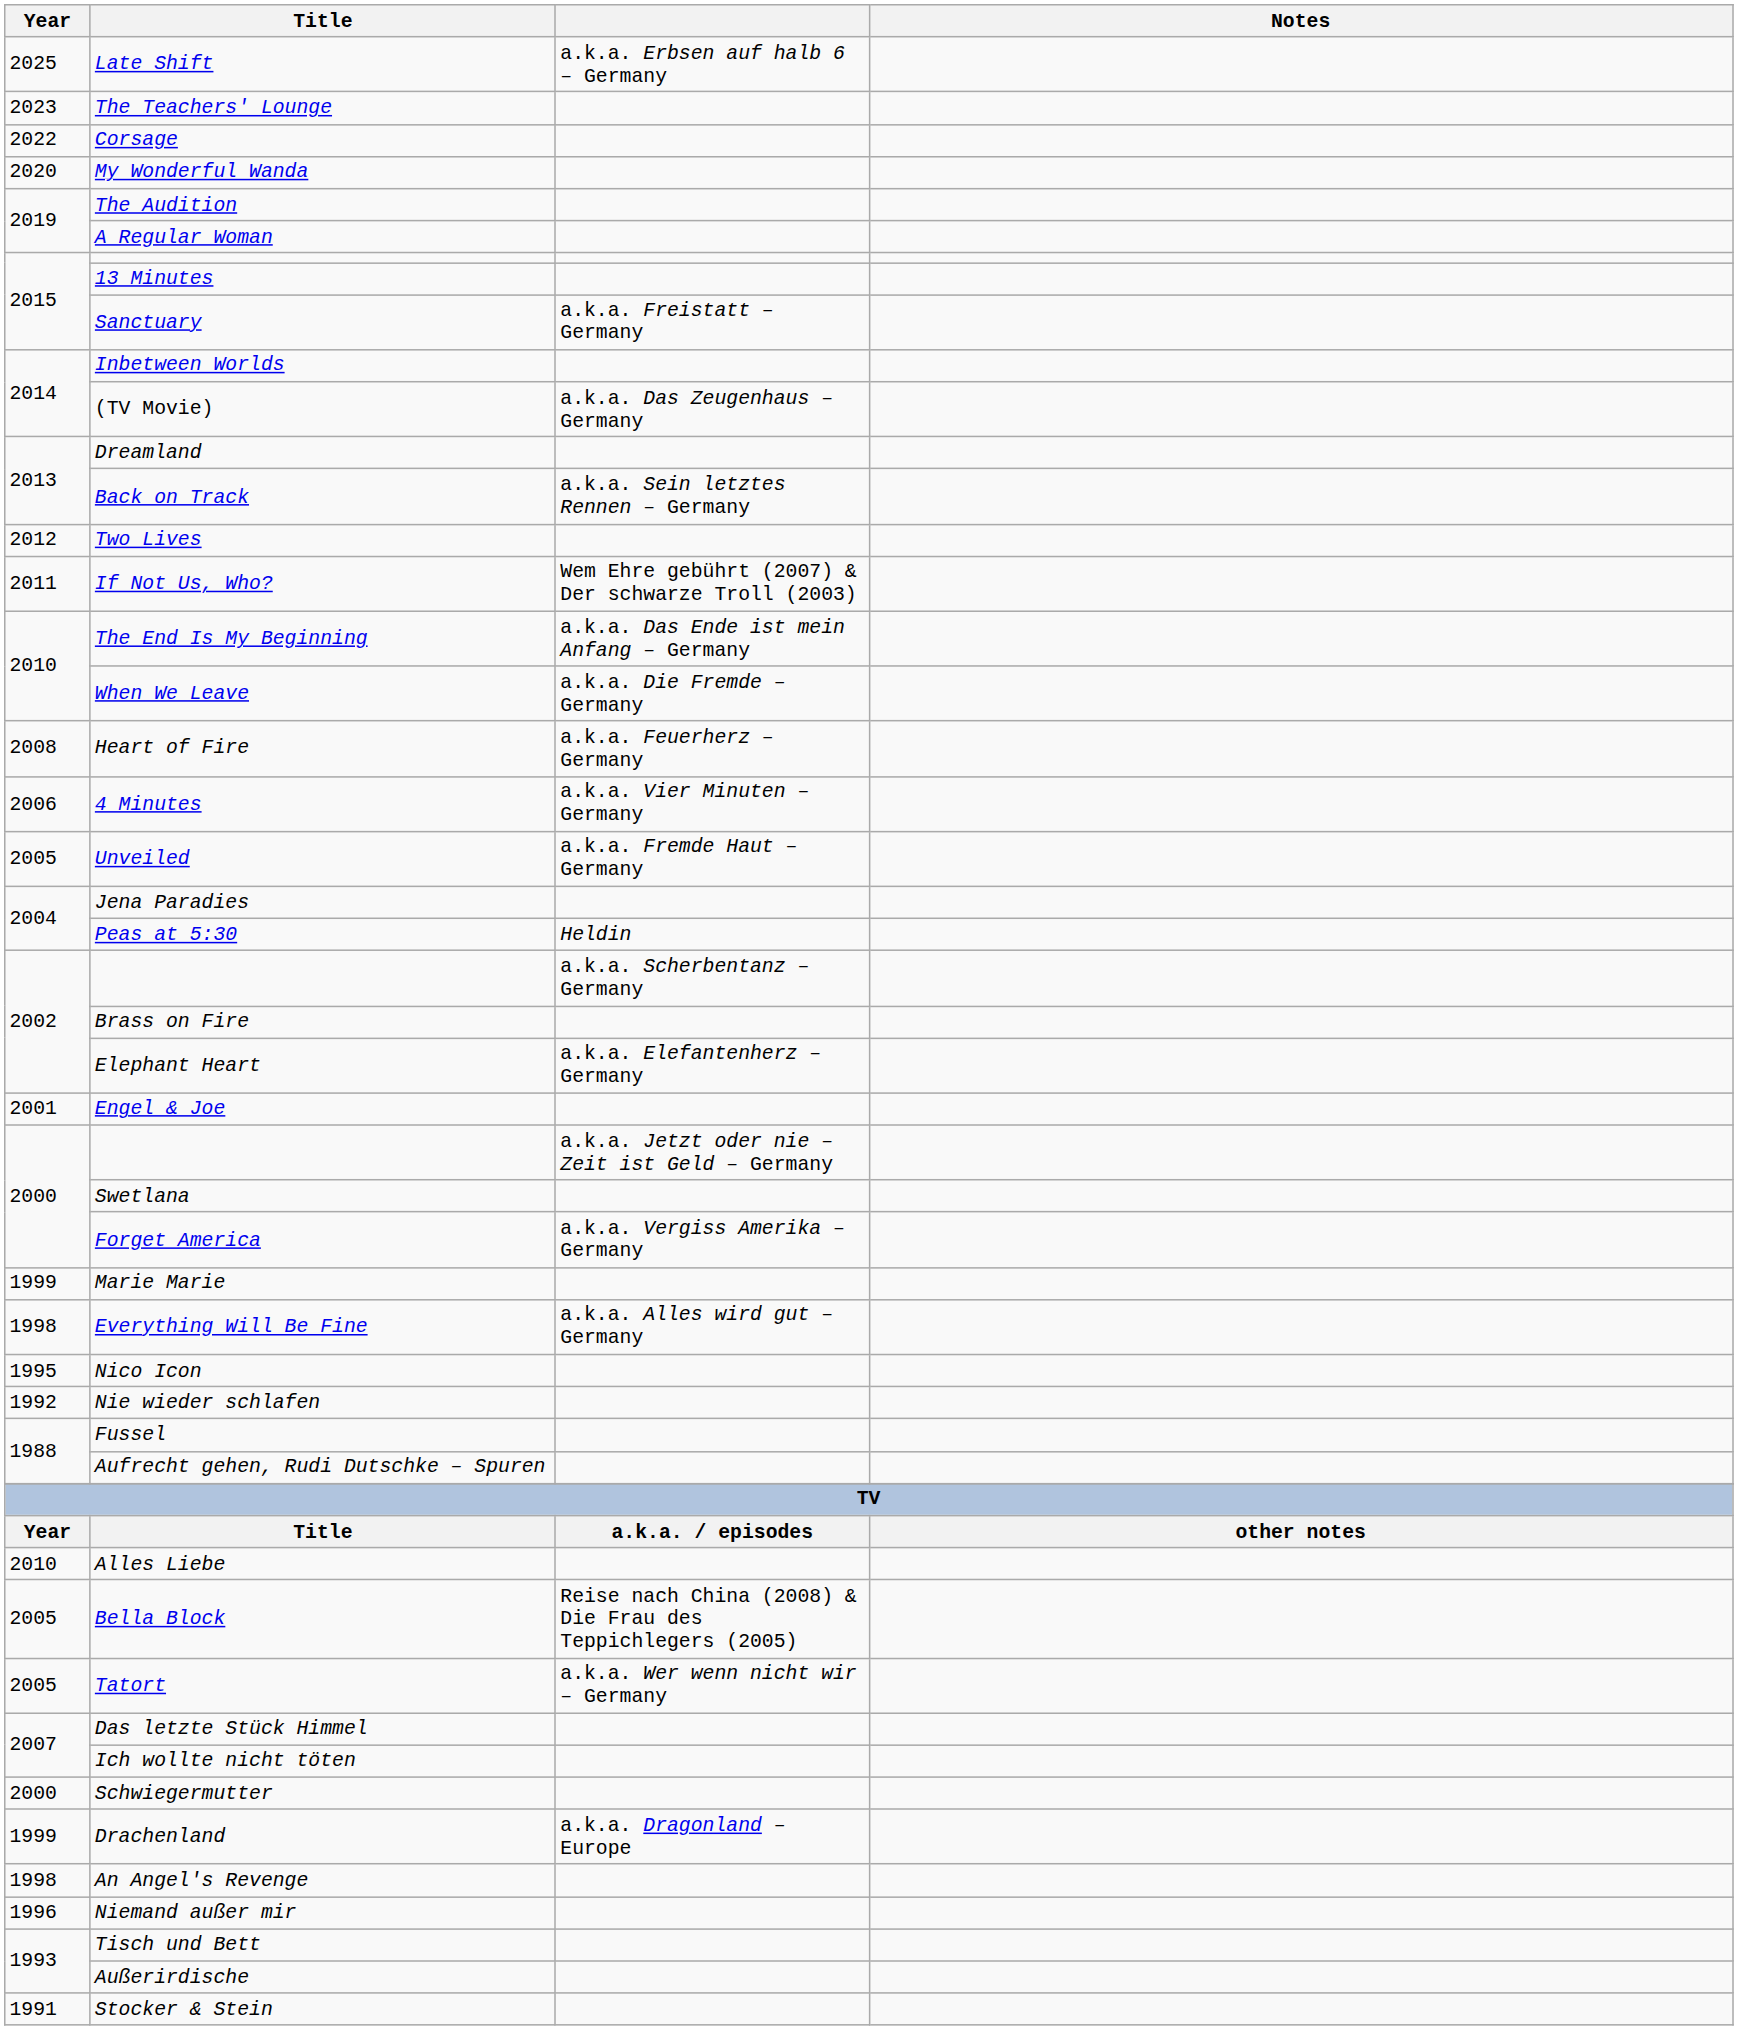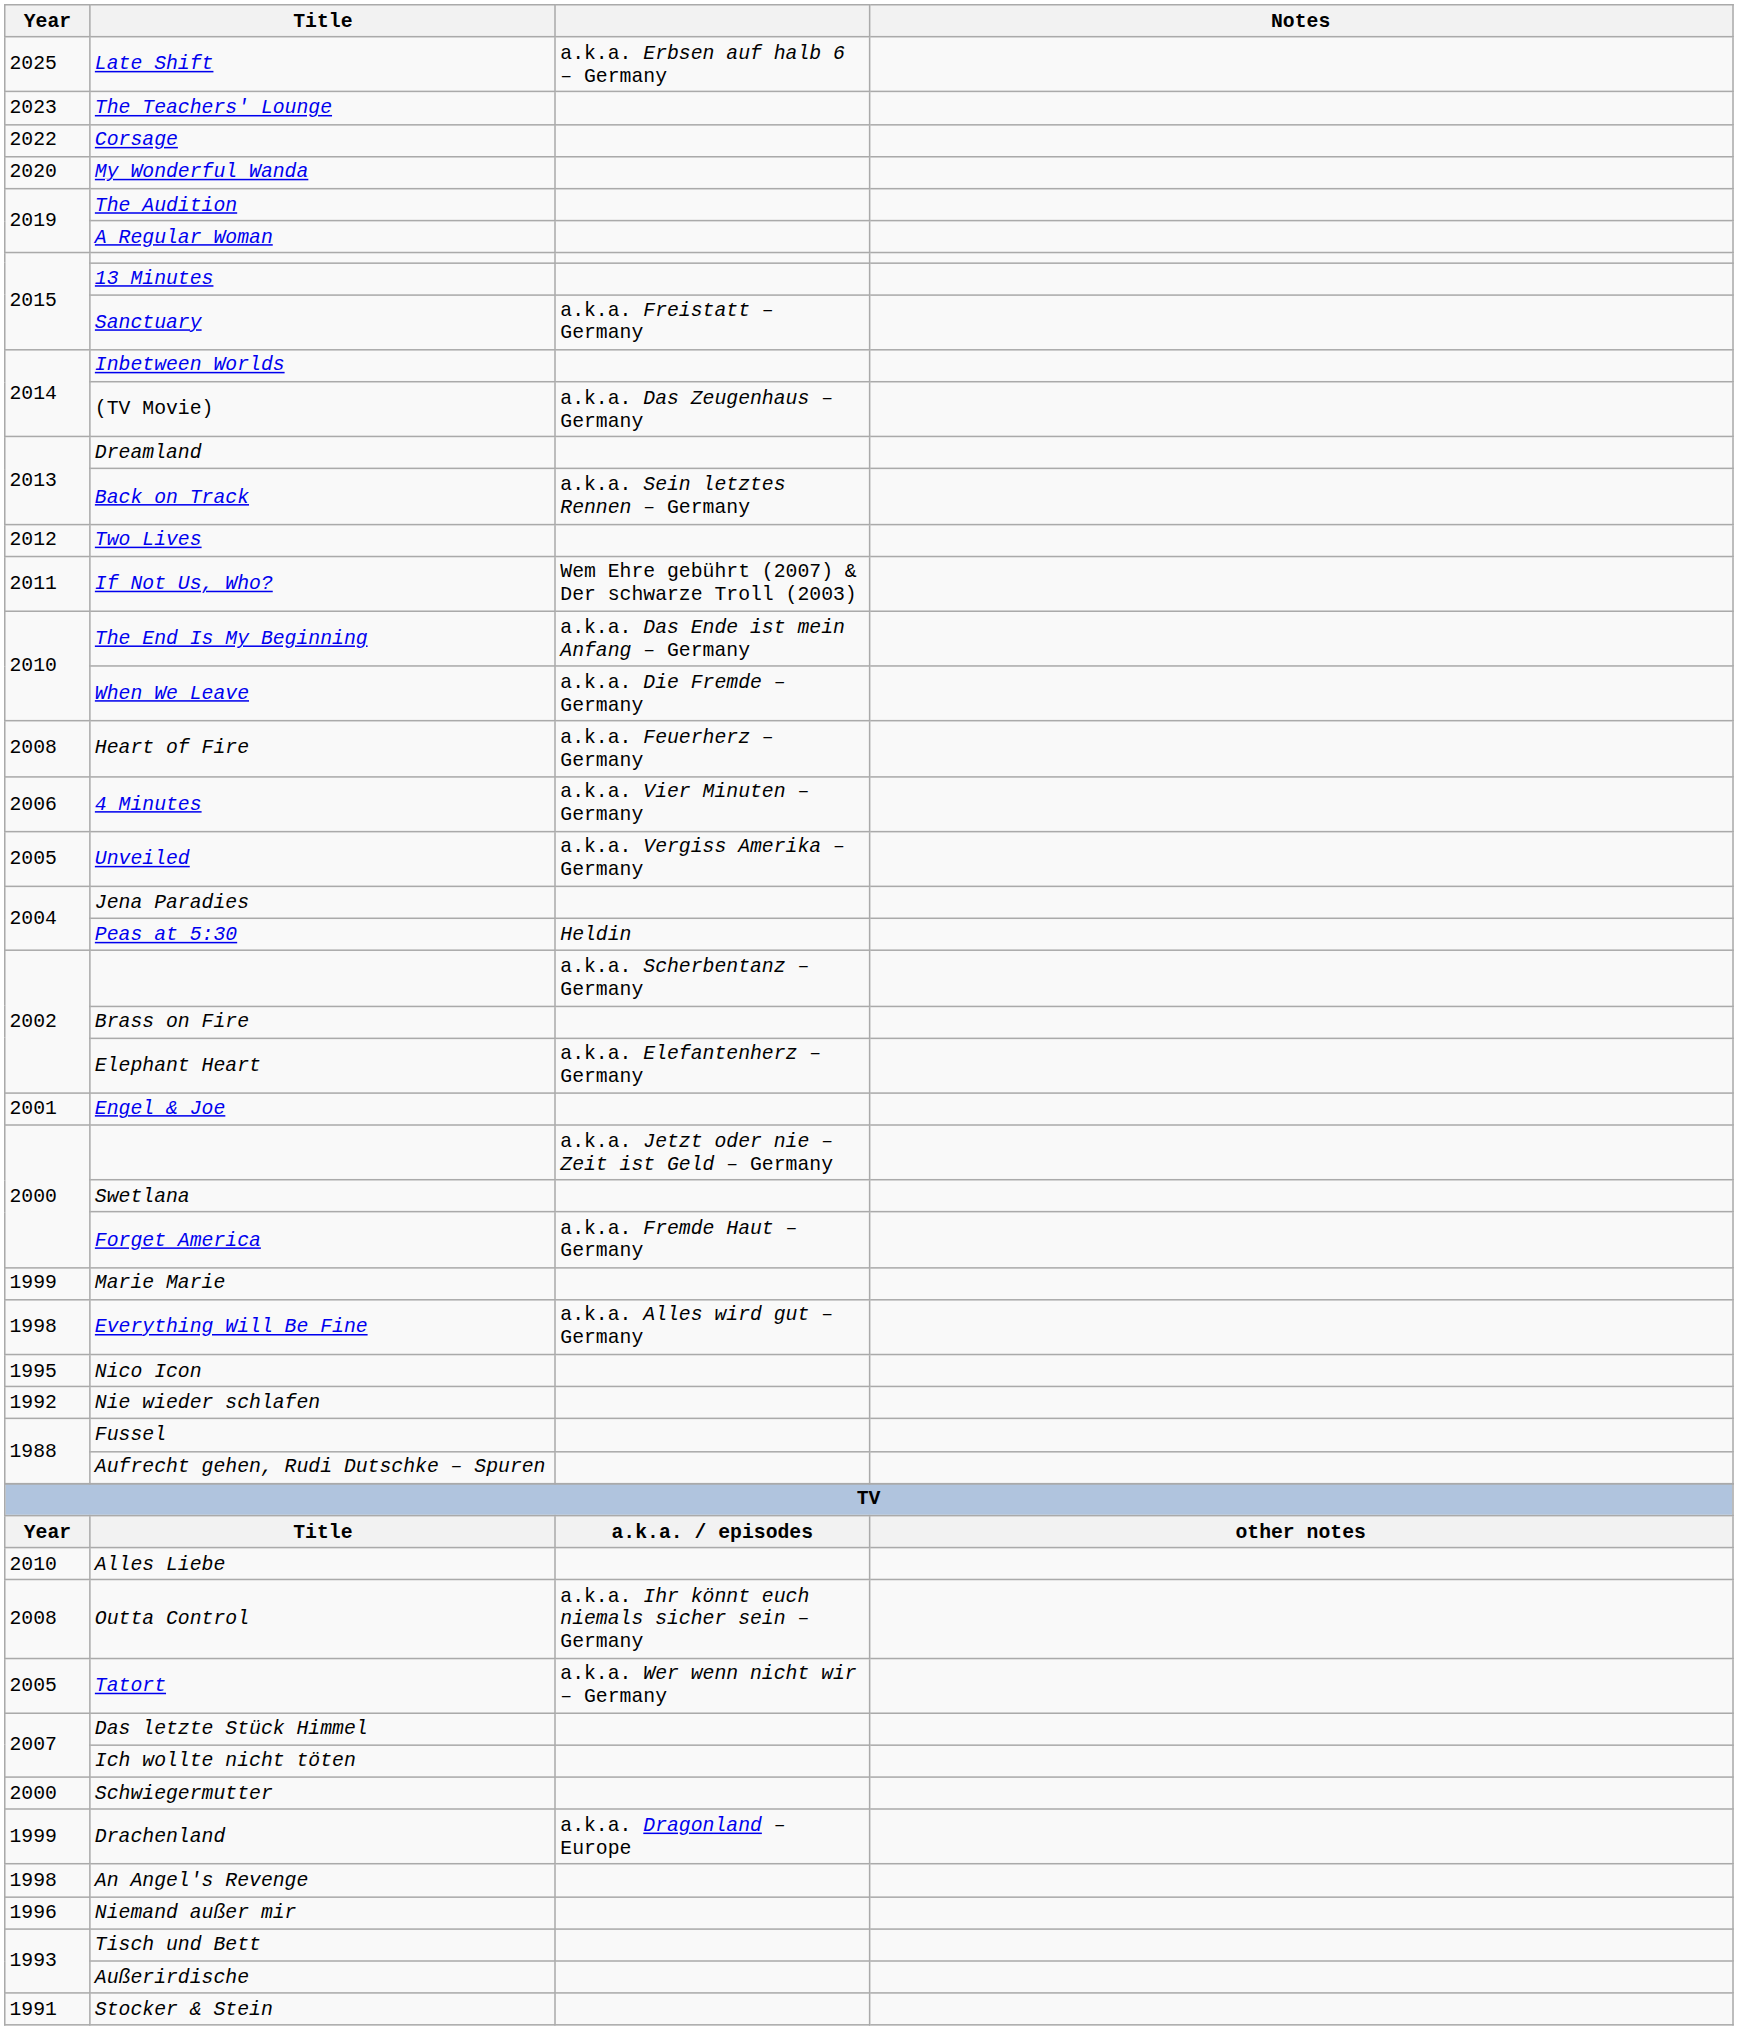(679, 859) a.k.a. Fremde Haut – Germany -> (703, 859) a.k.a. Vergiss Amerika – Germany
(703, 1240) a.k.a. Vergiss Amerika – Germany -> (679, 1240) a.k.a. Fremde Haut – Germany
+ row: (33, 1619)
- row: (33, 1619)
